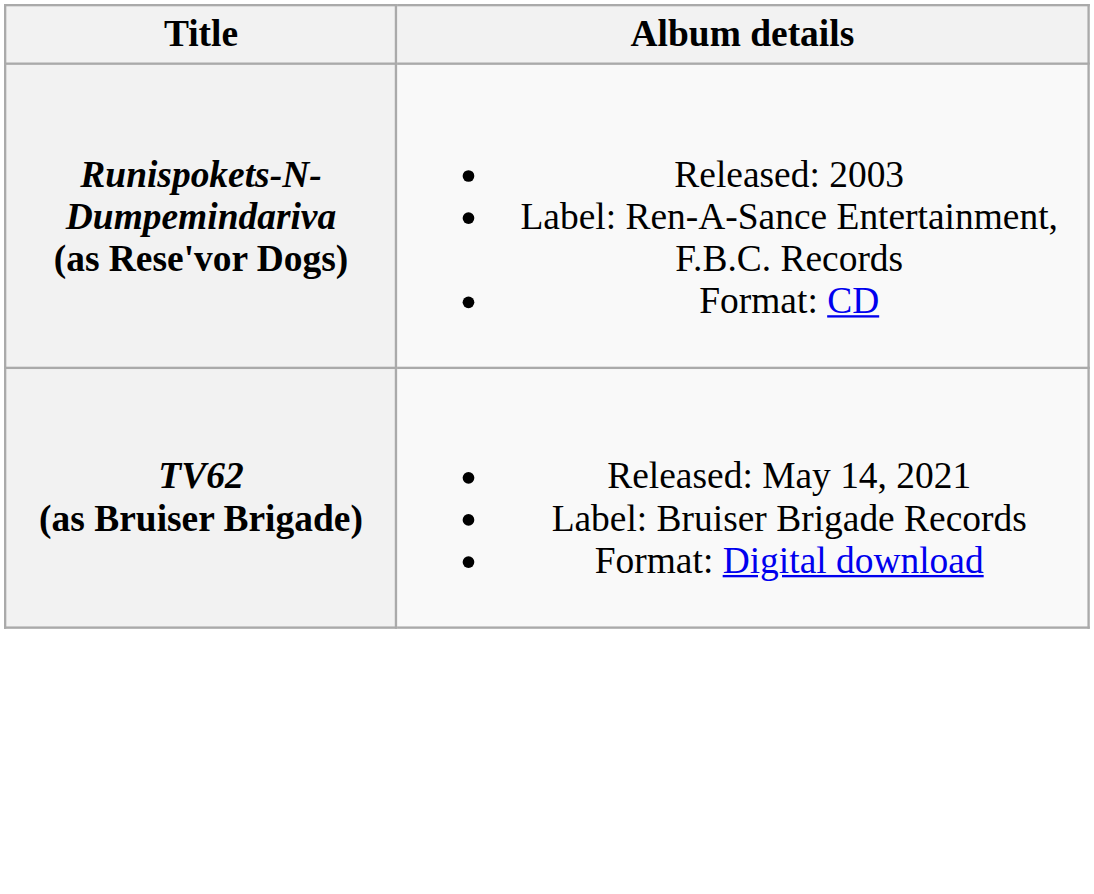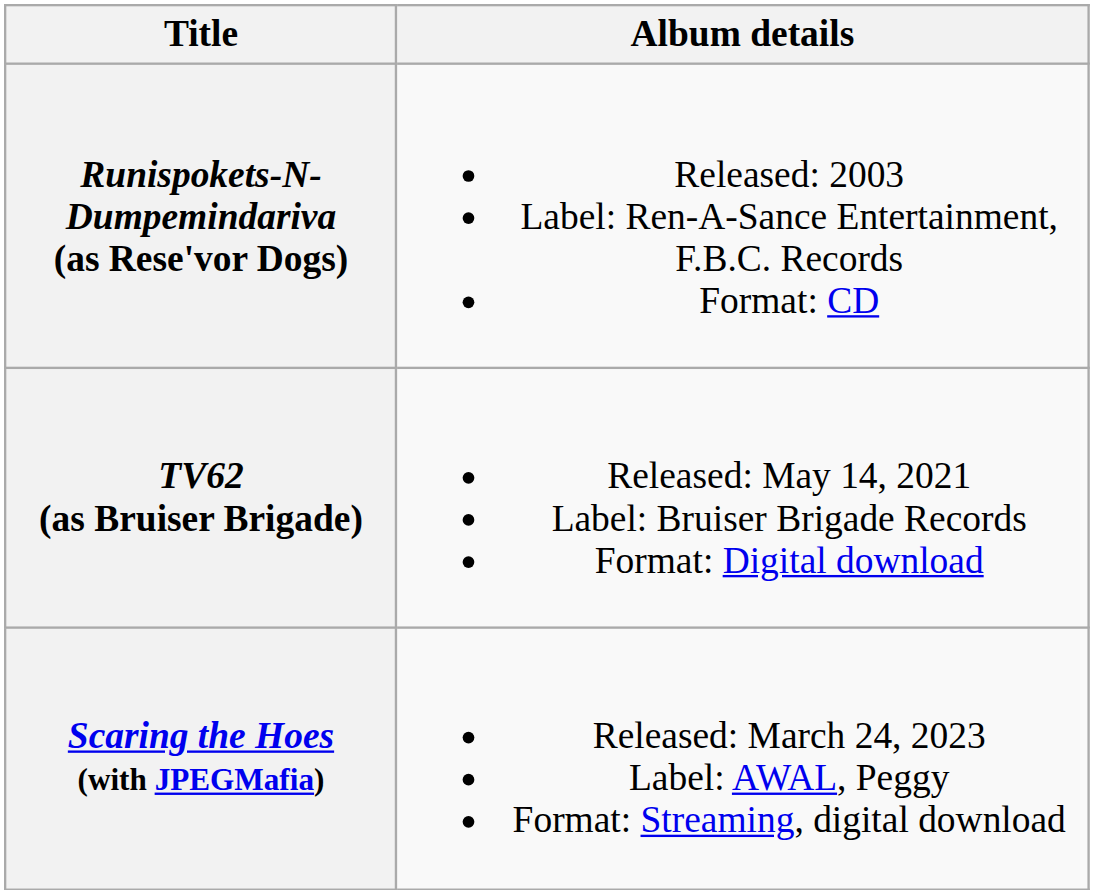+ row: (201, 757)
